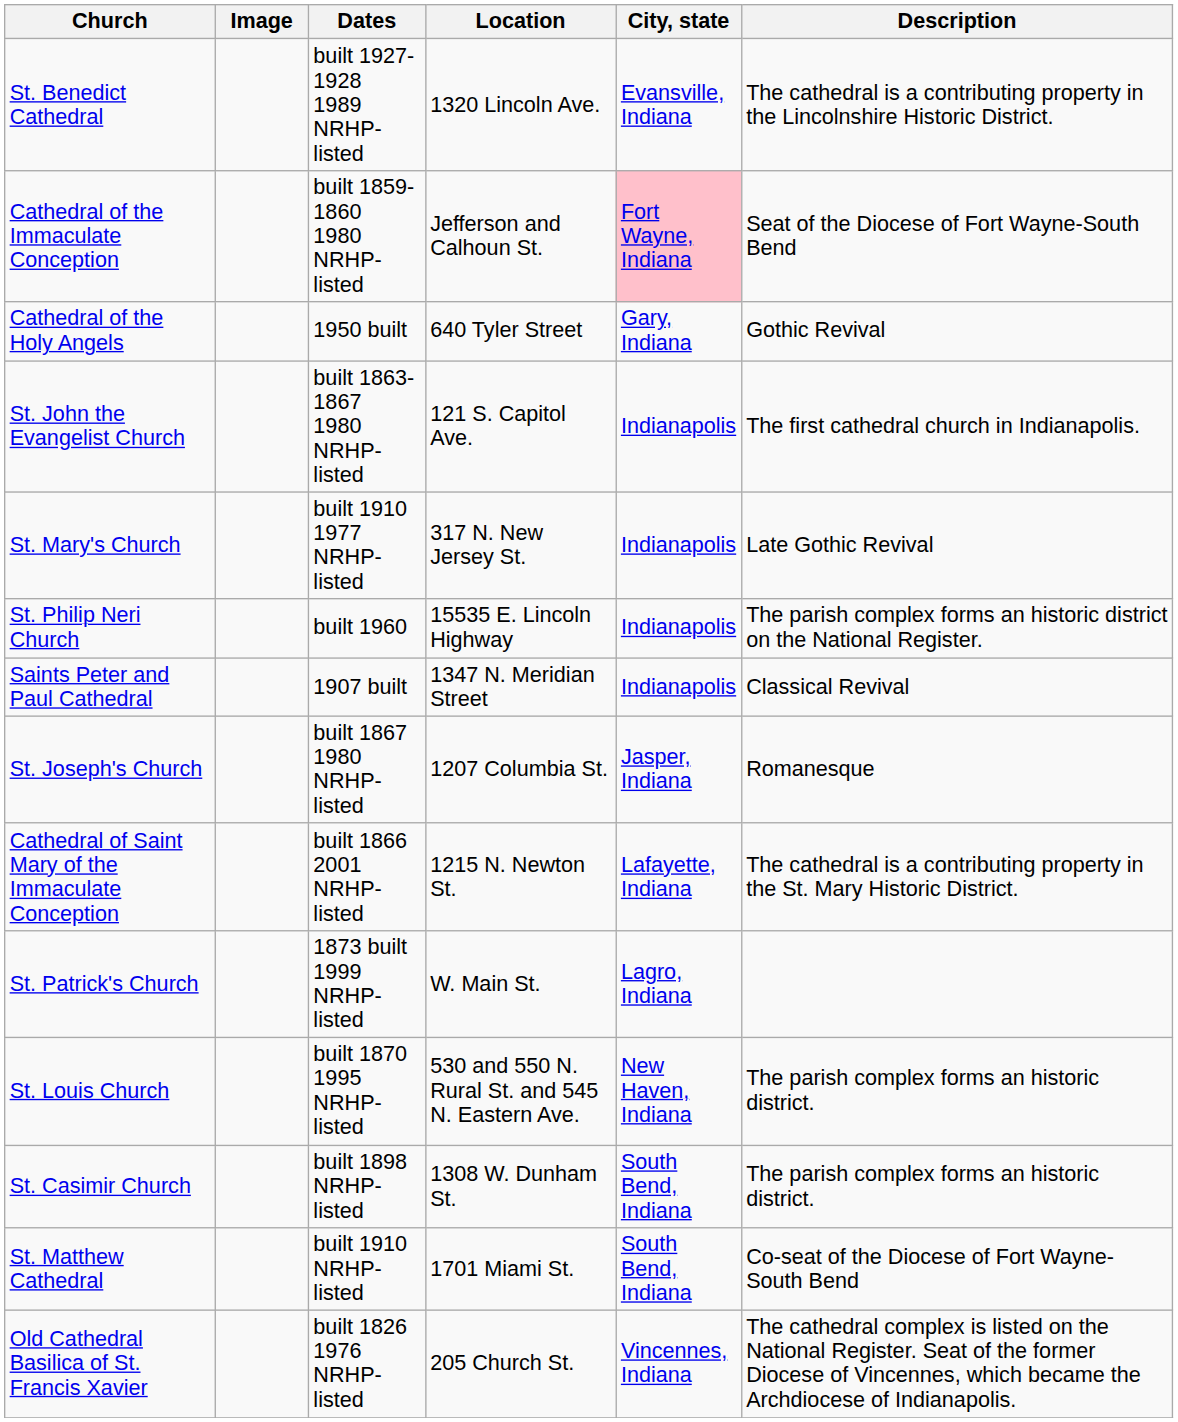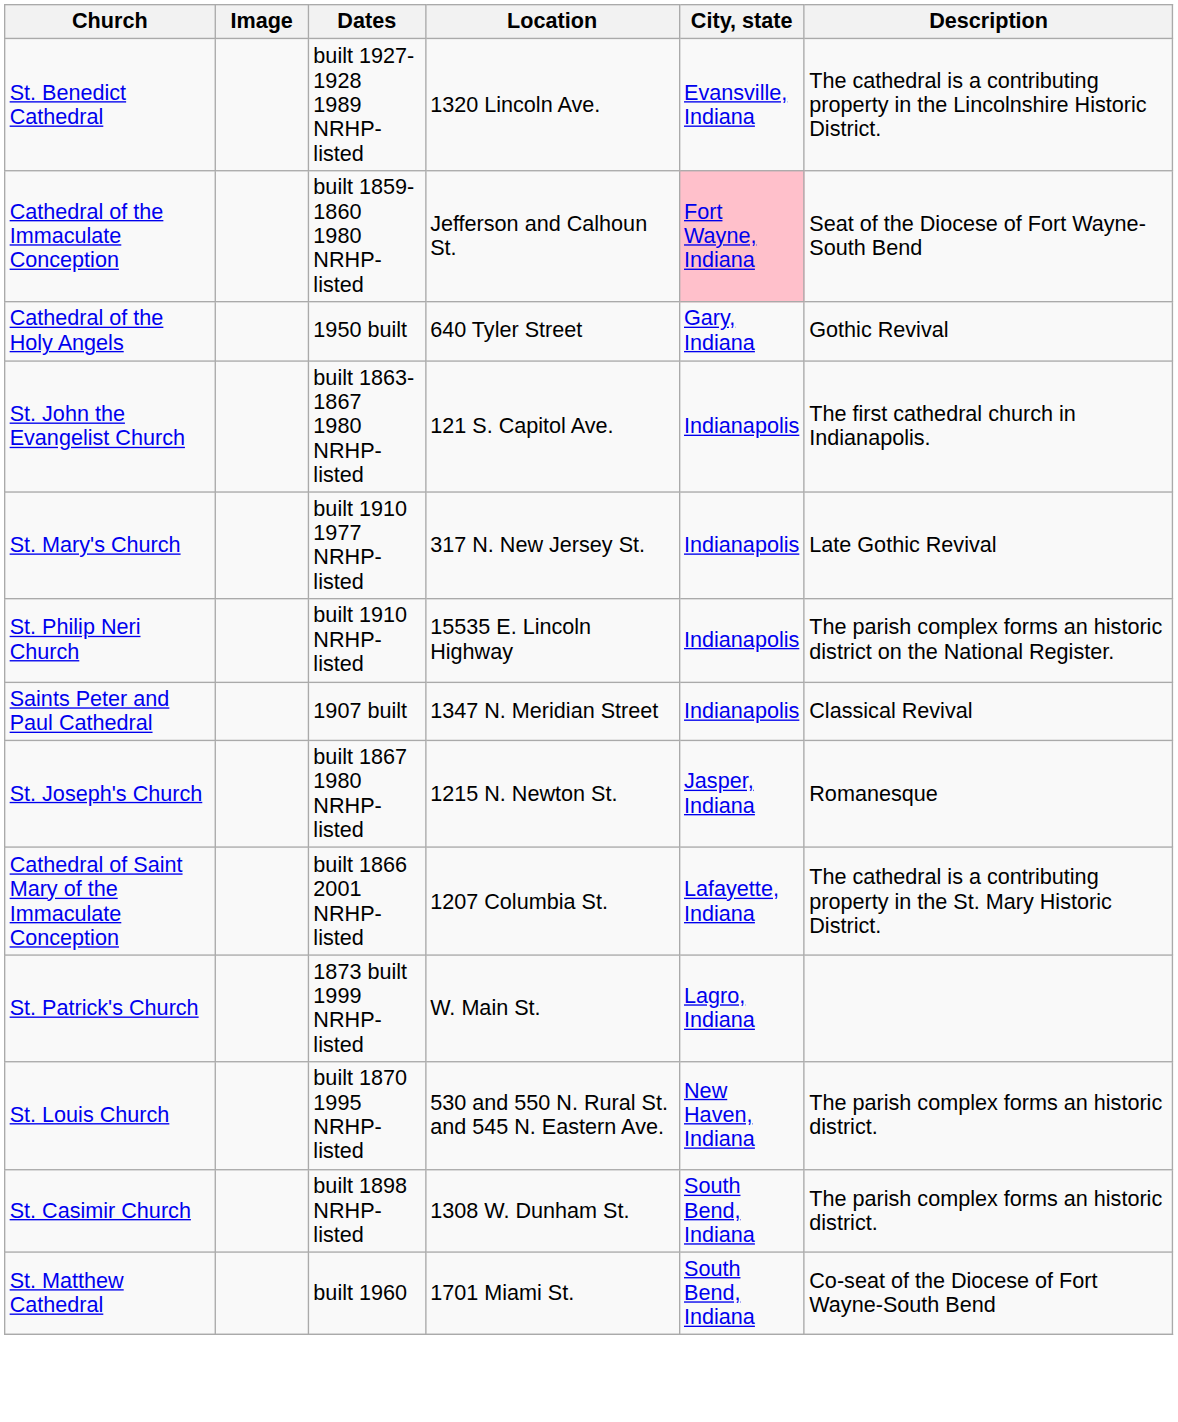(360, 628) built 1960 -> (360, 640) built 1910 NRHP-listed
(519, 769) 1207 Columbia St. -> (524, 793) 1215 N. Newton St.
(508, 876) 1215 N. Newton St. -> (519, 900) 1207 Columbia St.
(360, 1268) built 1910 NRHP-listed -> (360, 1293) built 1960
- row: (79, 1363)
